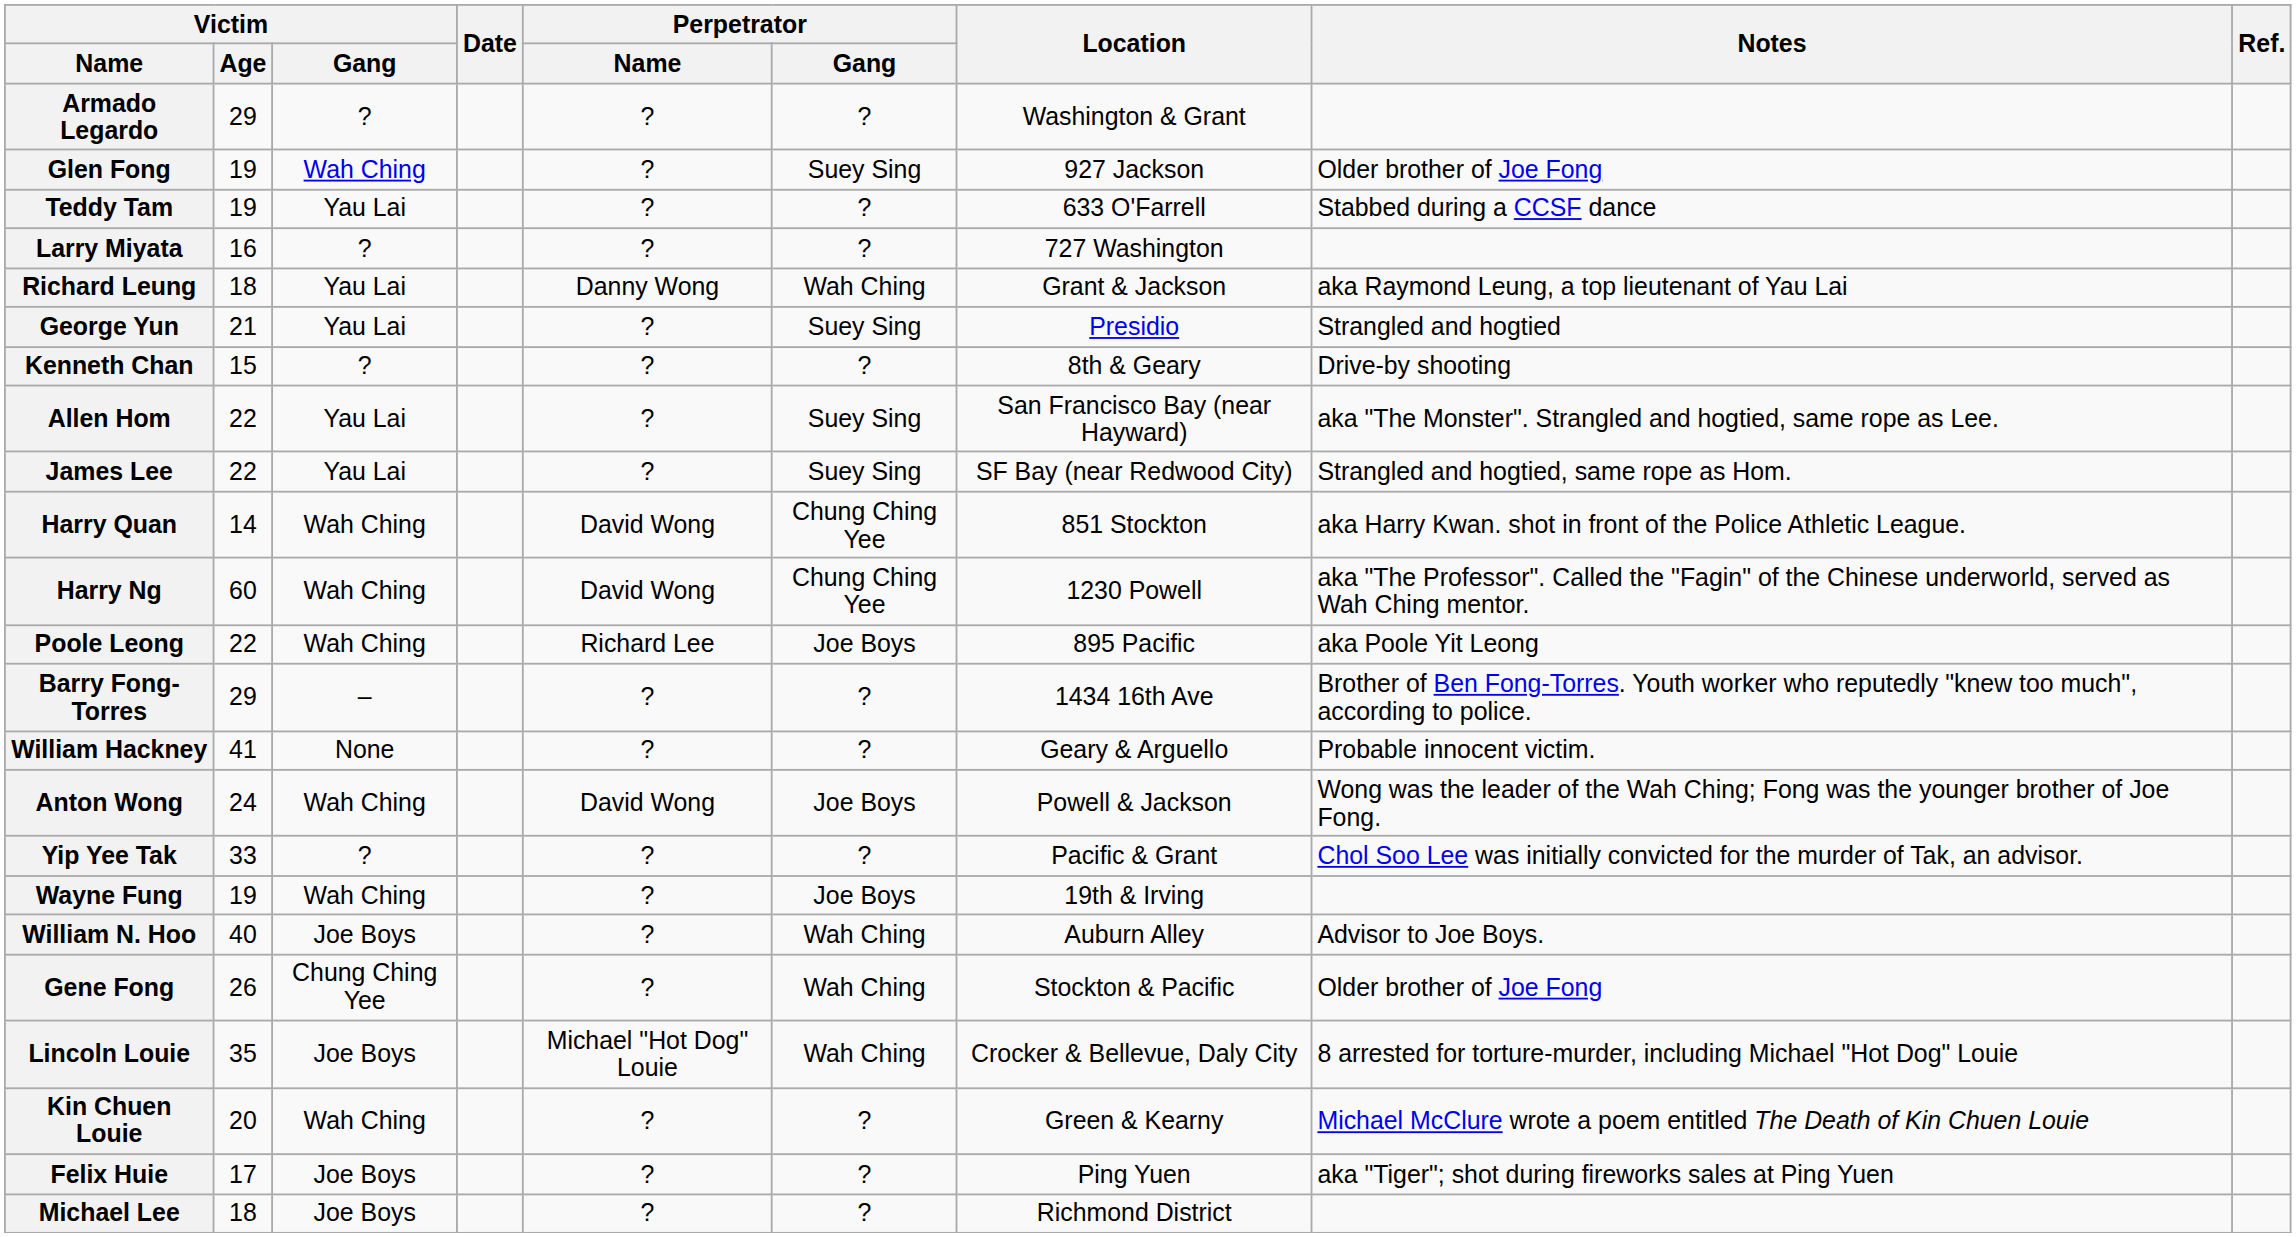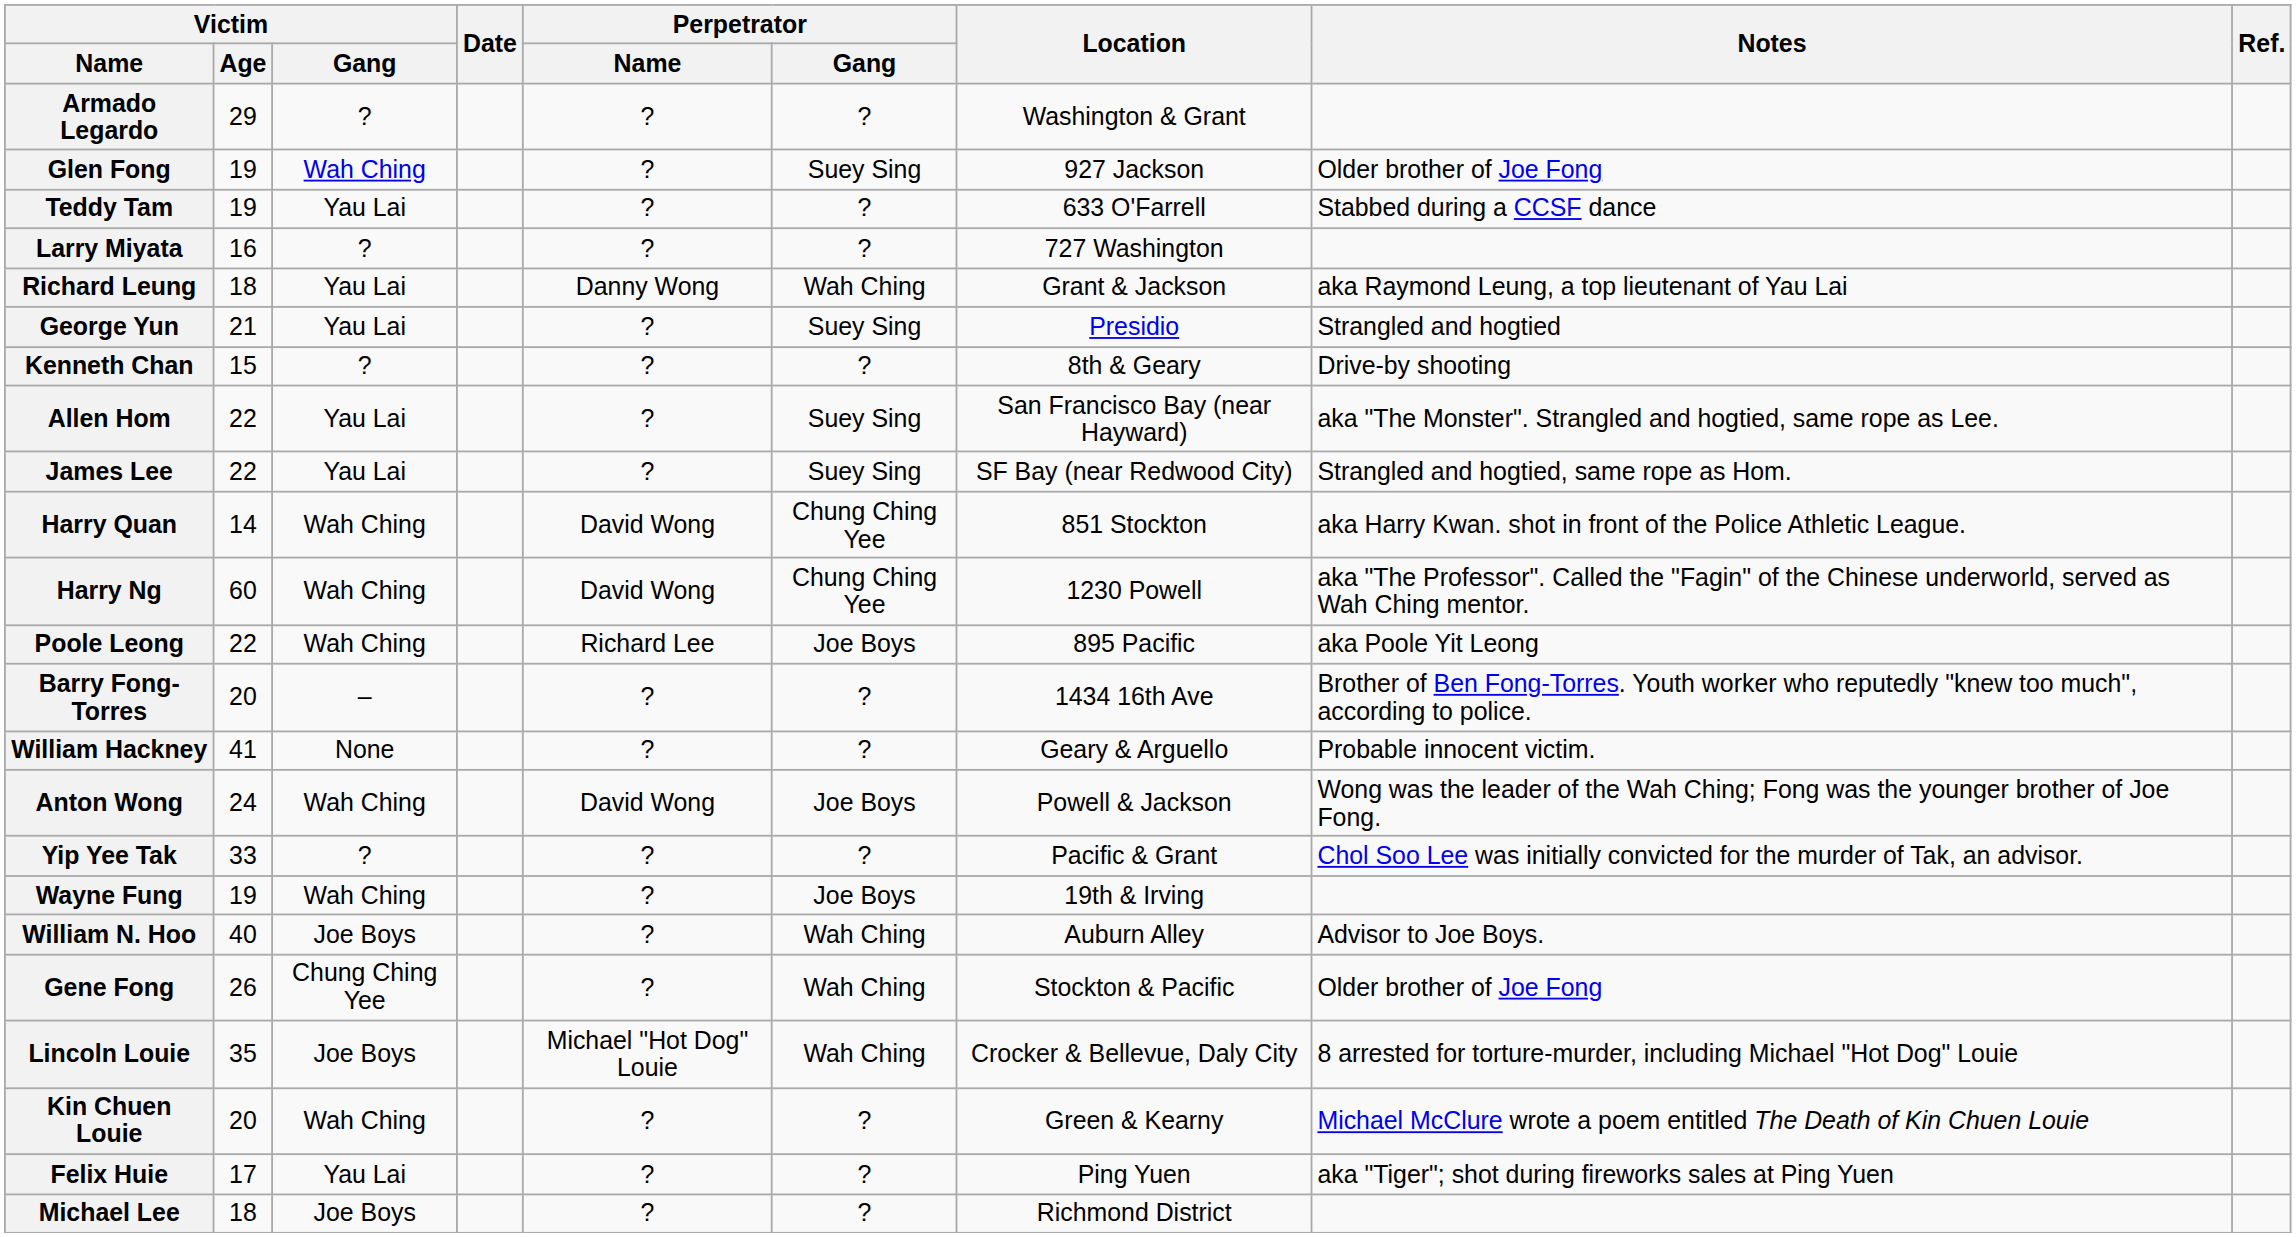(243, 697) 29 -> (243, 697) 20
(365, 1173) Joe Boys -> (365, 1173) Yau Lai
